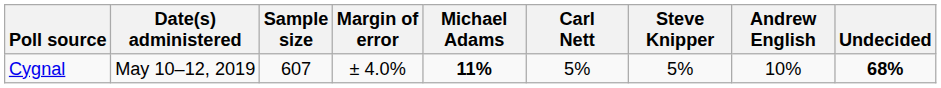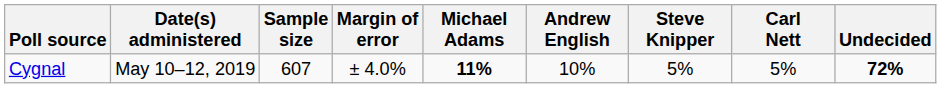columns swapped: (783, 29) <-> (577, 29)
(885, 68) 68% -> (885, 68) 72%
